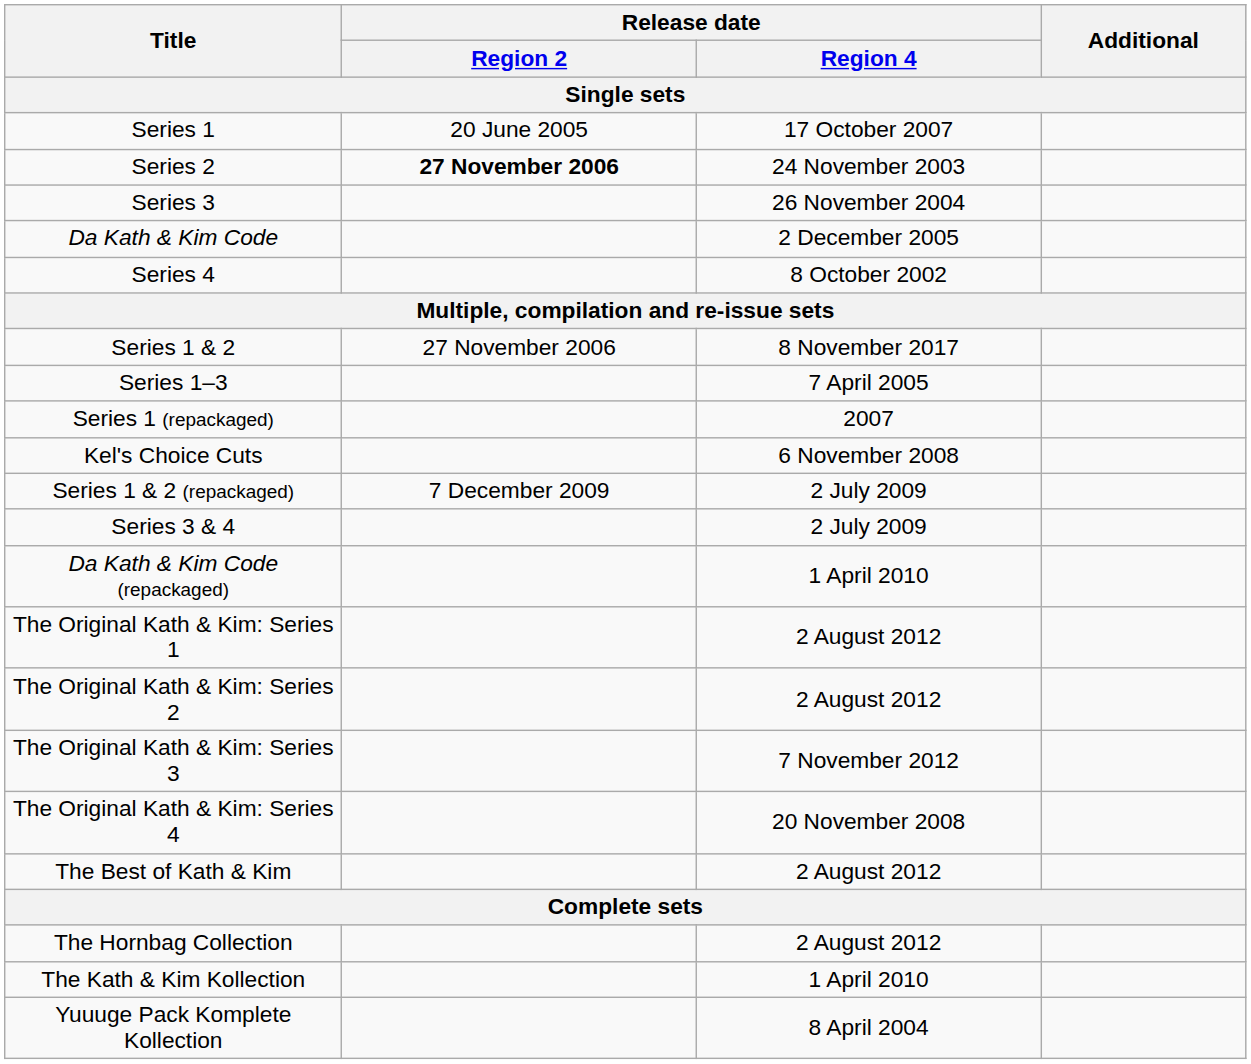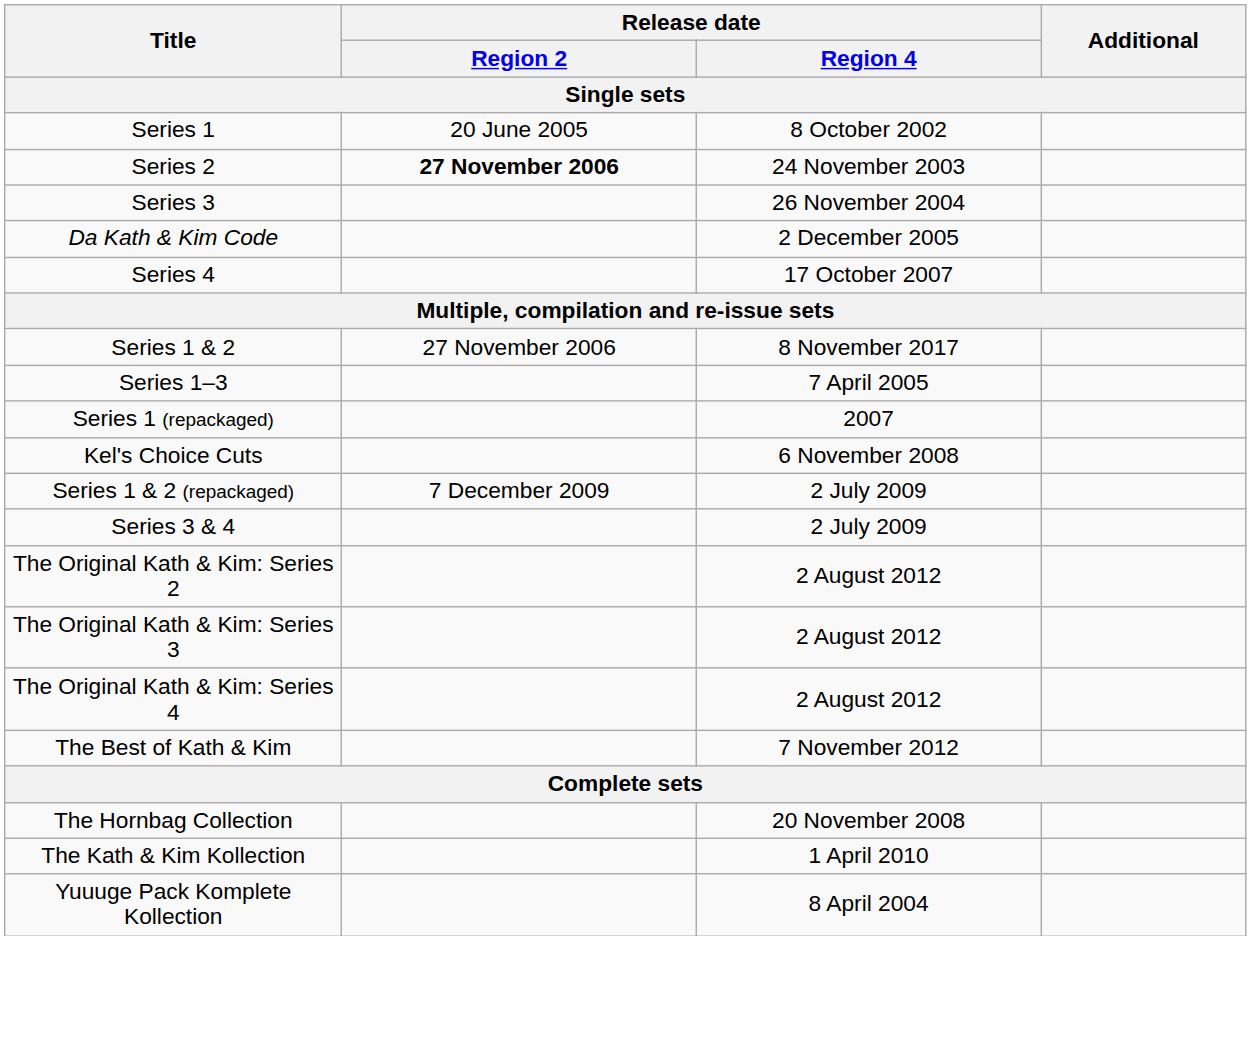(869, 130) 17 October 2007 -> (869, 130) 8 October 2002
(869, 274) 8 October 2002 -> (869, 274) 17 October 2007
- row: (173, 575)
- row: (173, 637)
(869, 760) 7 November 2012 -> (869, 637) 2 August 2012
(869, 822) 20 November 2008 -> (869, 698) 2 August 2012
(869, 870) 2 August 2012 -> (869, 747) 7 November 2012
(869, 943) 2 August 2012 -> (869, 819) 20 November 2008
